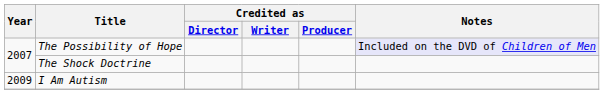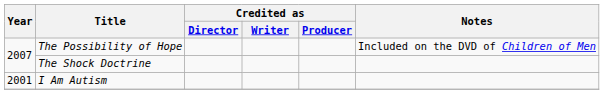(477, 47) lavender background -> (477, 47) no background
(19, 81) 2009 -> (19, 81) 2001
